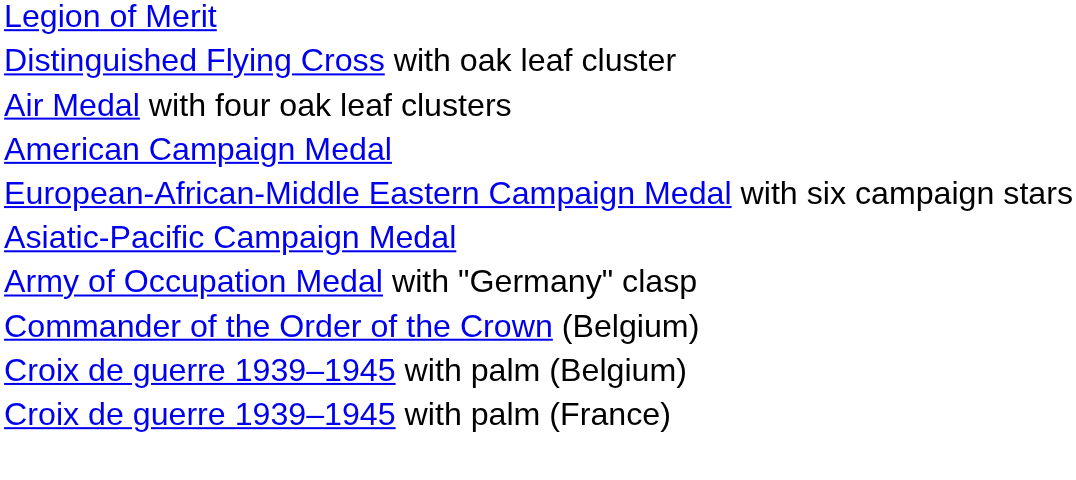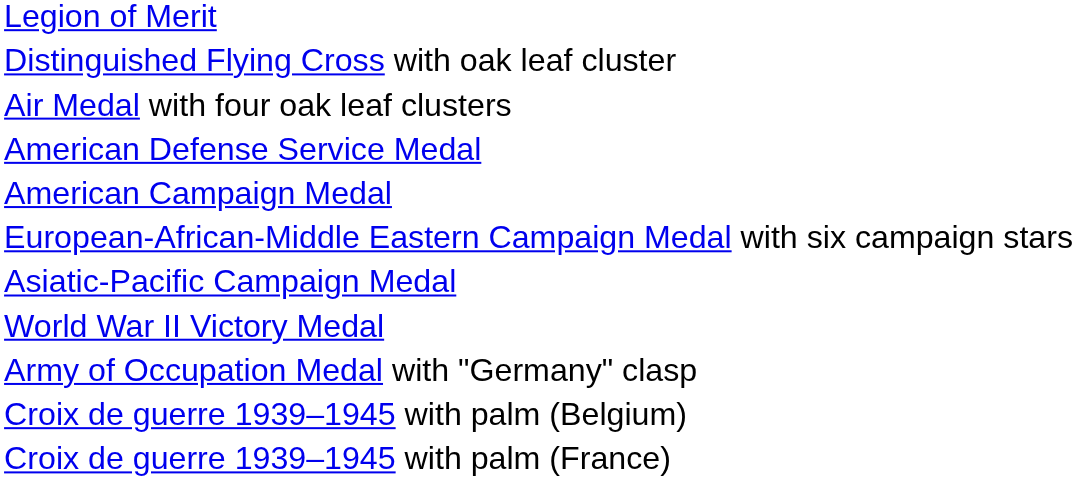+ row: (243, 149)
+ row: (194, 326)
- row: (352, 326)
